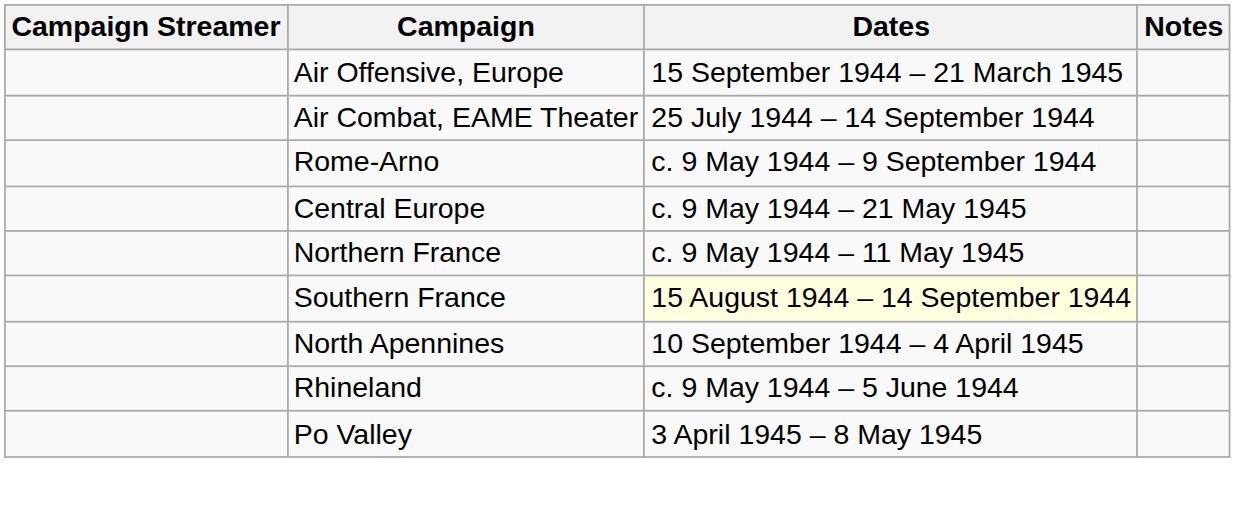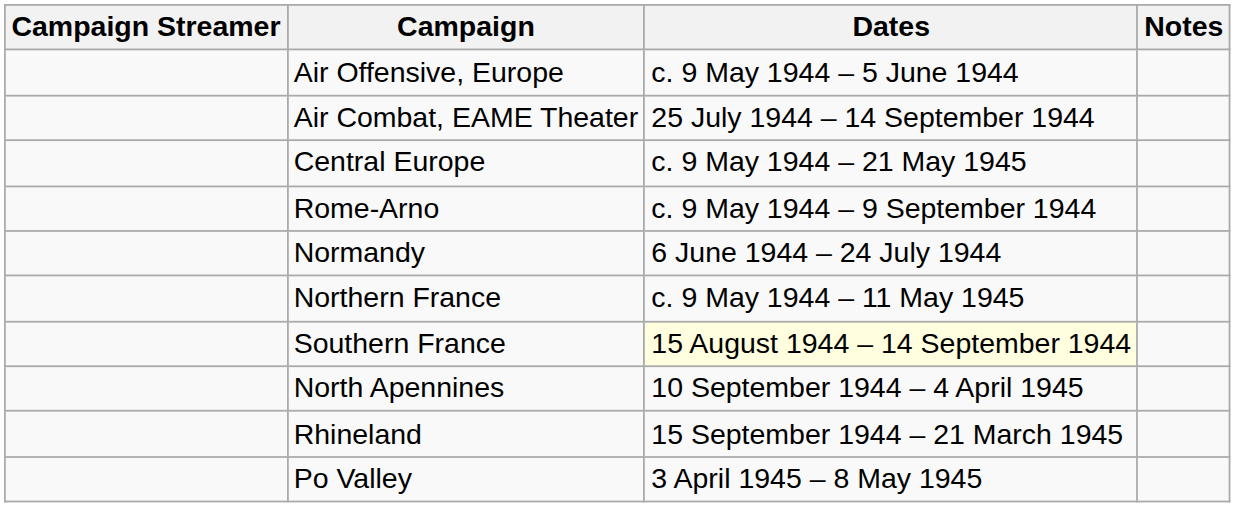(887, 72) 15 September 1944 – 21 March 1945 -> (835, 72) c. 9 May 1944 – 5 June 1944
rows swapped: (389, 207) <-> (366, 162)
+ row: (359, 252)
(835, 388) c. 9 May 1944 – 5 June 1944 -> (887, 433) 15 September 1944 – 21 March 1945
